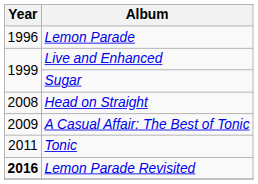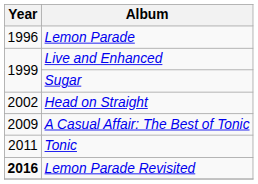(23, 102) 2008 -> (23, 102) 2002
